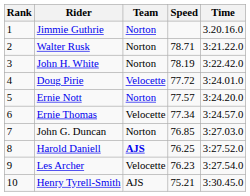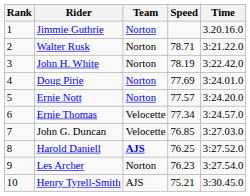(146, 81) Velocette -> (141, 81) Norton
(183, 81) 77.72 -> (183, 81) 77.69
(141, 132) Norton -> (146, 132) Velocette
(146, 166) Velocette -> (141, 166) Norton
